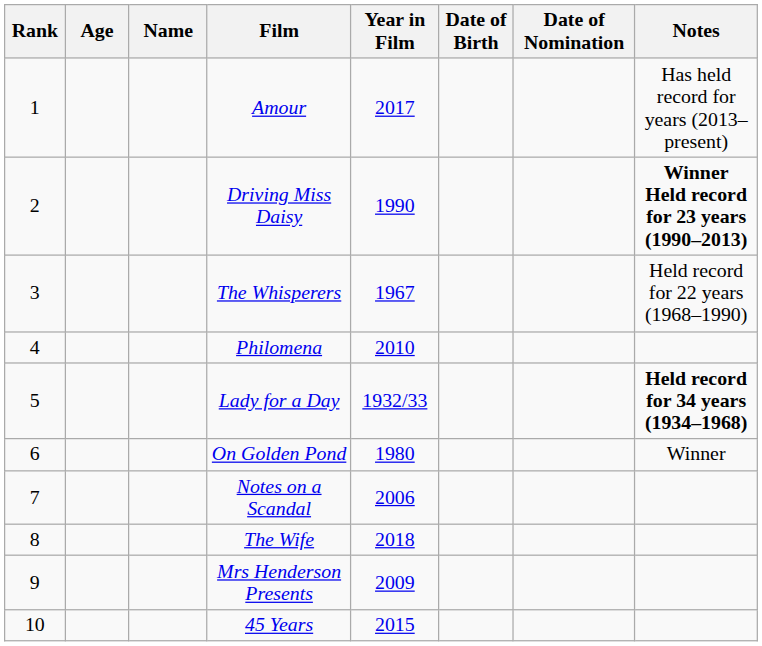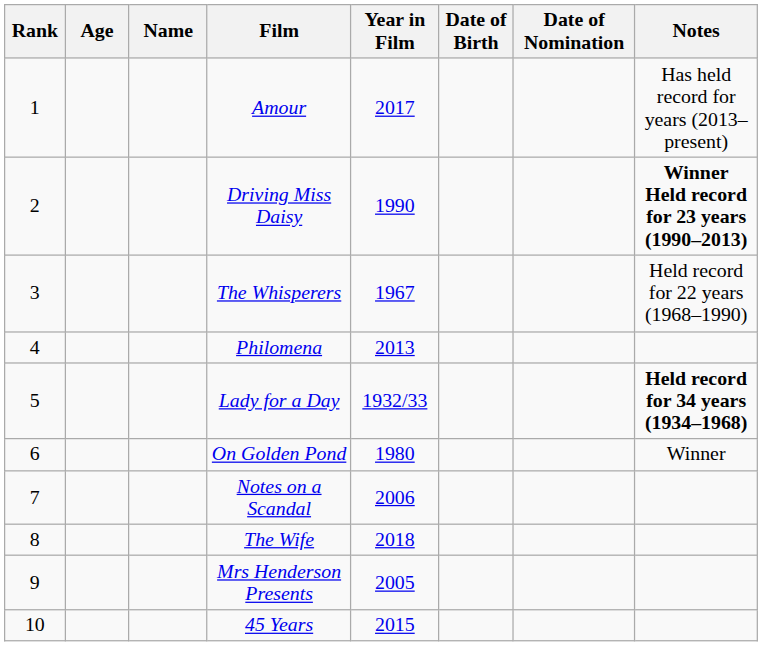(395, 346) 2010 -> (395, 346) 2013
(395, 582) 2009 -> (395, 582) 2005
